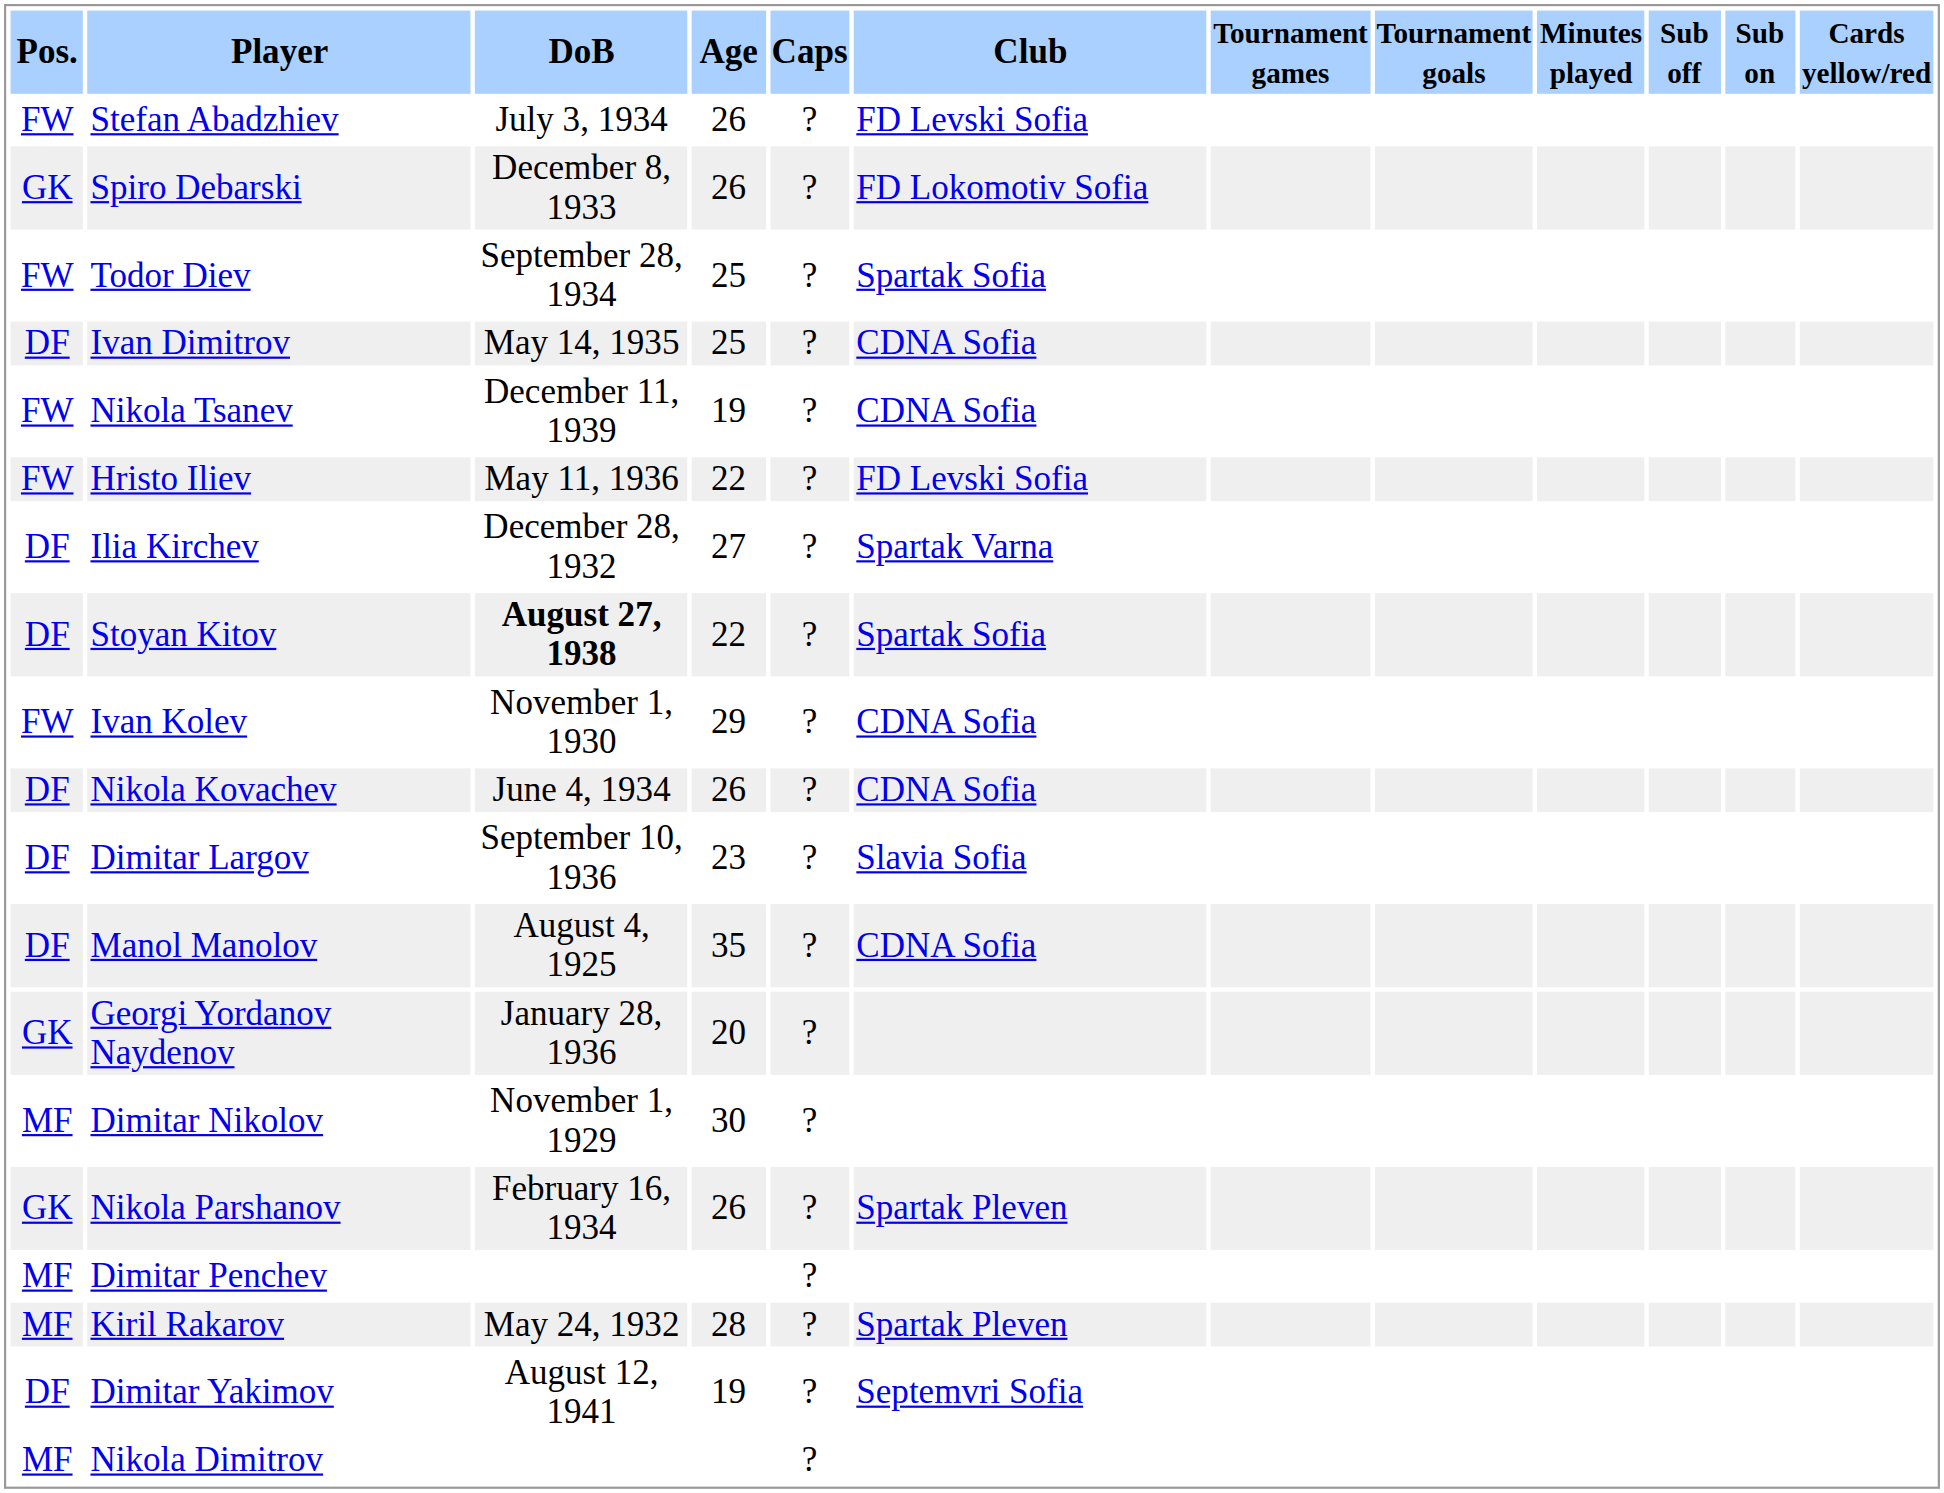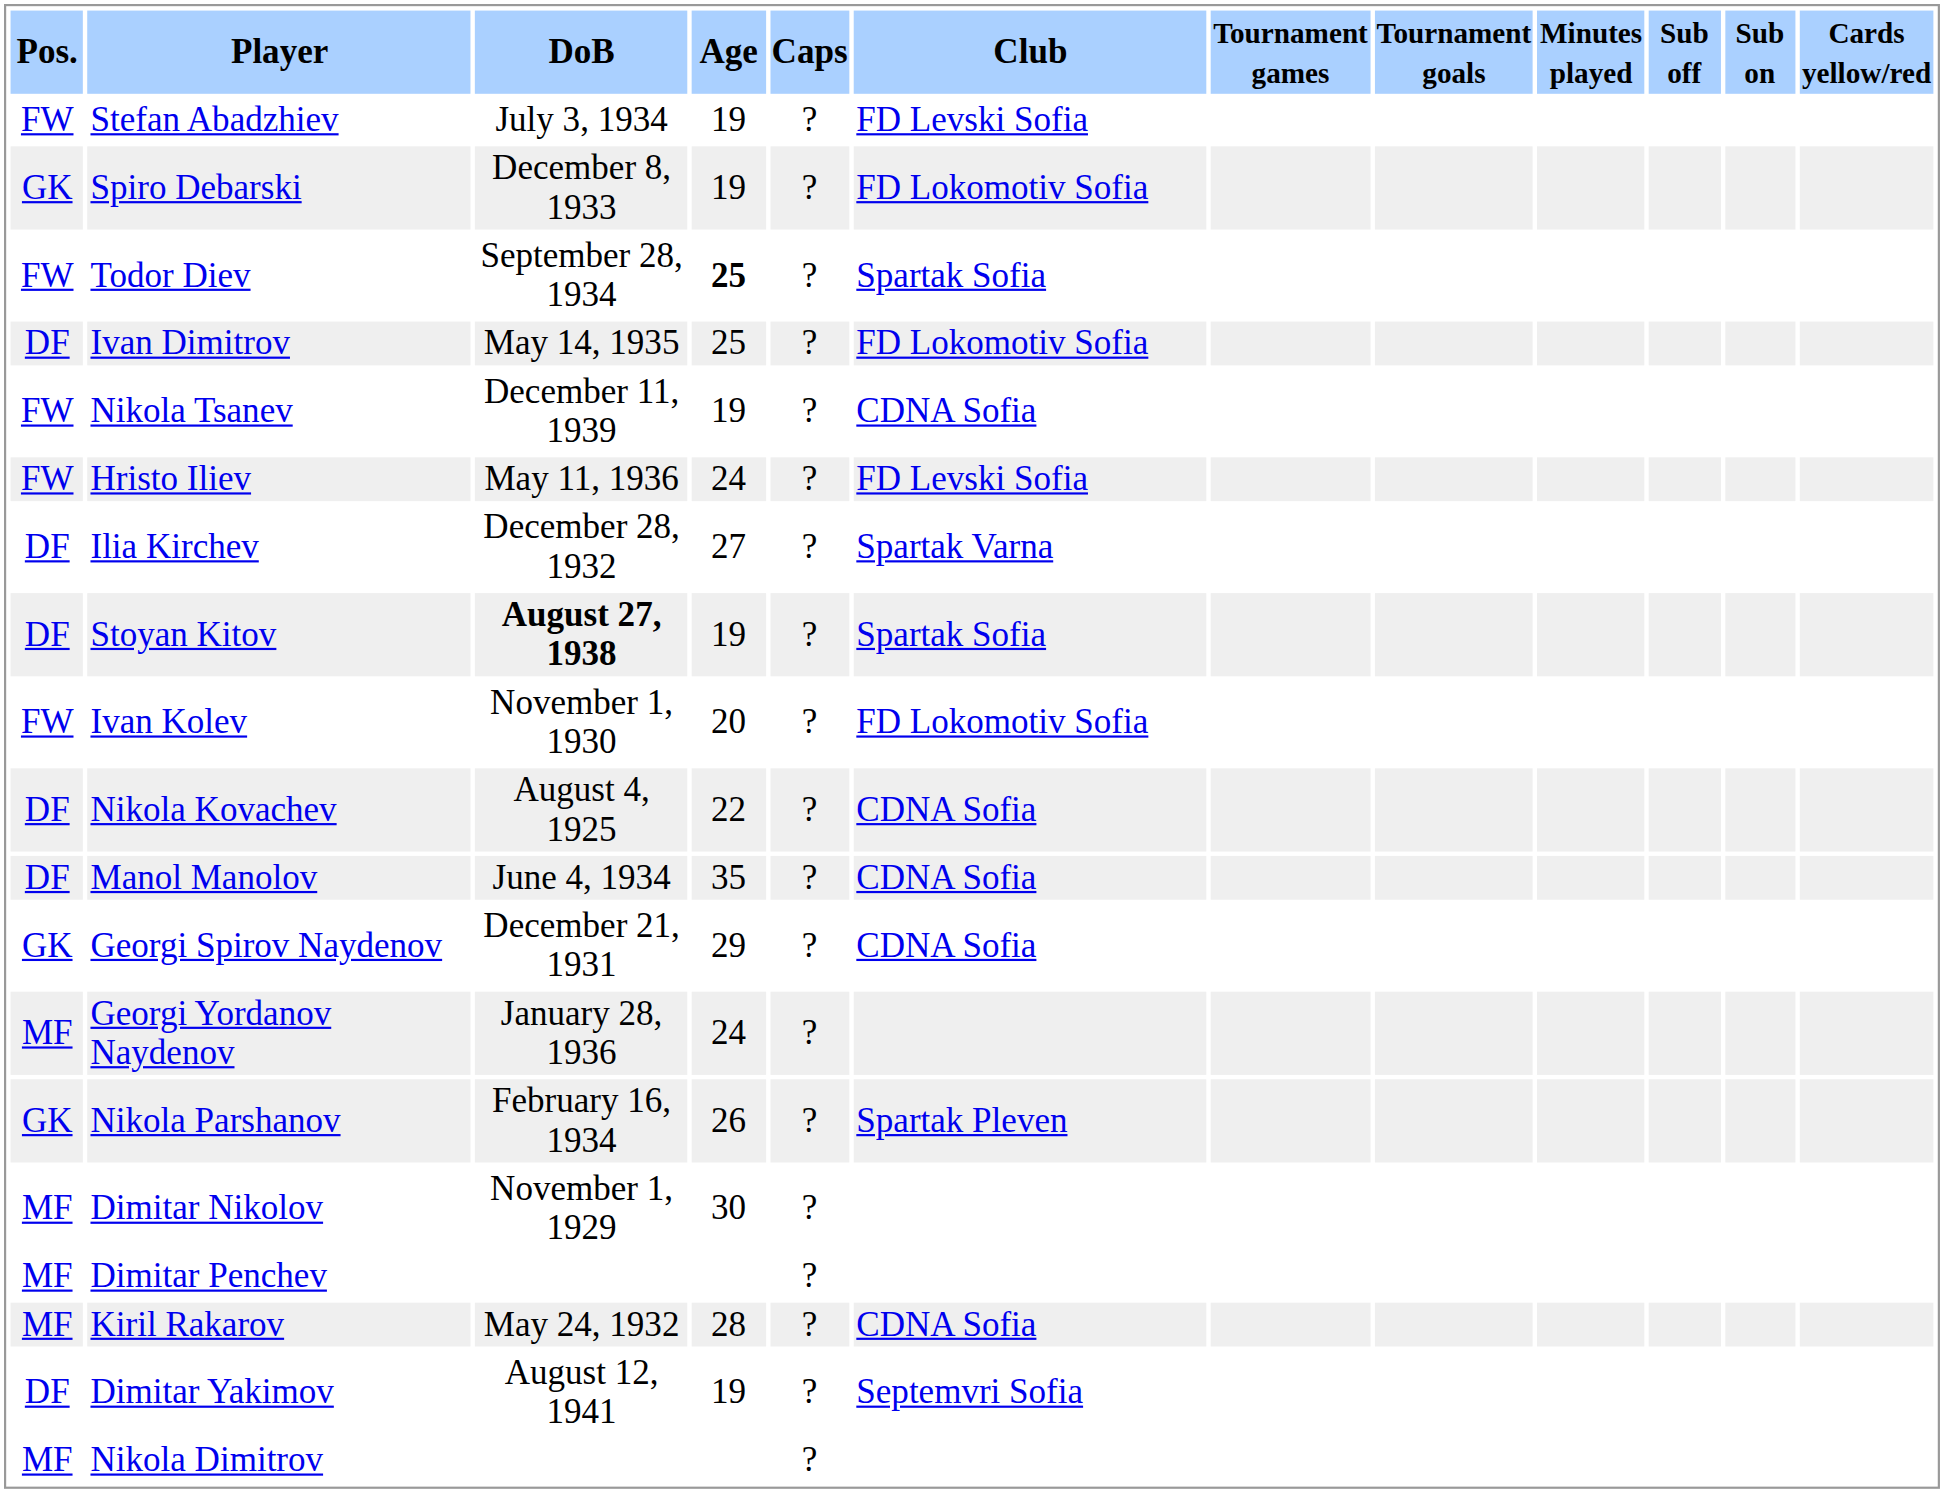(729, 119) 26 -> (729, 119) 19
(729, 187) 26 -> (729, 187) 19
(729, 274) normal -> (729, 274) bold
(946, 342) CDNA Sofia -> (1002, 342) FD Lokomotiv Sofia
(729, 478) 22 -> (729, 478) 24
(729, 634) 22 -> (729, 634) 19
(729, 721) 29 -> (729, 721) 20
(946, 721) CDNA Sofia -> (1002, 721) FD Lokomotiv Sofia
(582, 789) June 4, 1934 -> (582, 809) August 4, 1925
(729, 789) 26 -> (729, 809) 22
- row: (200, 857)
(582, 945) August 4, 1925 -> (582, 877) June 4, 1934
+ row: (266, 945)
(47, 1032) GK -> (47, 1032) MF
(729, 1032) 20 -> (729, 1032) 24
rows swapped: (207, 1120) <-> (216, 1207)
(962, 1323) Spartak Pleven -> (946, 1323) CDNA Sofia
